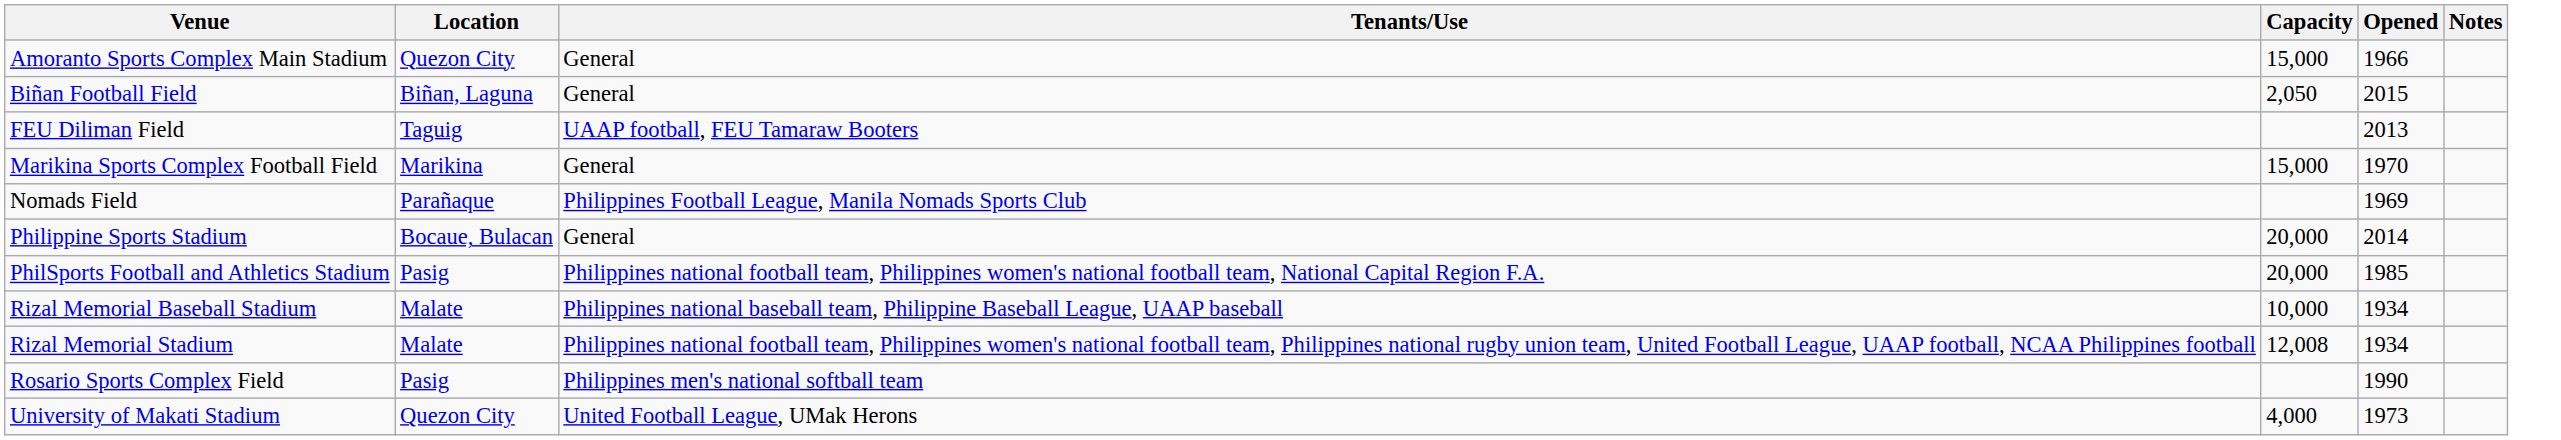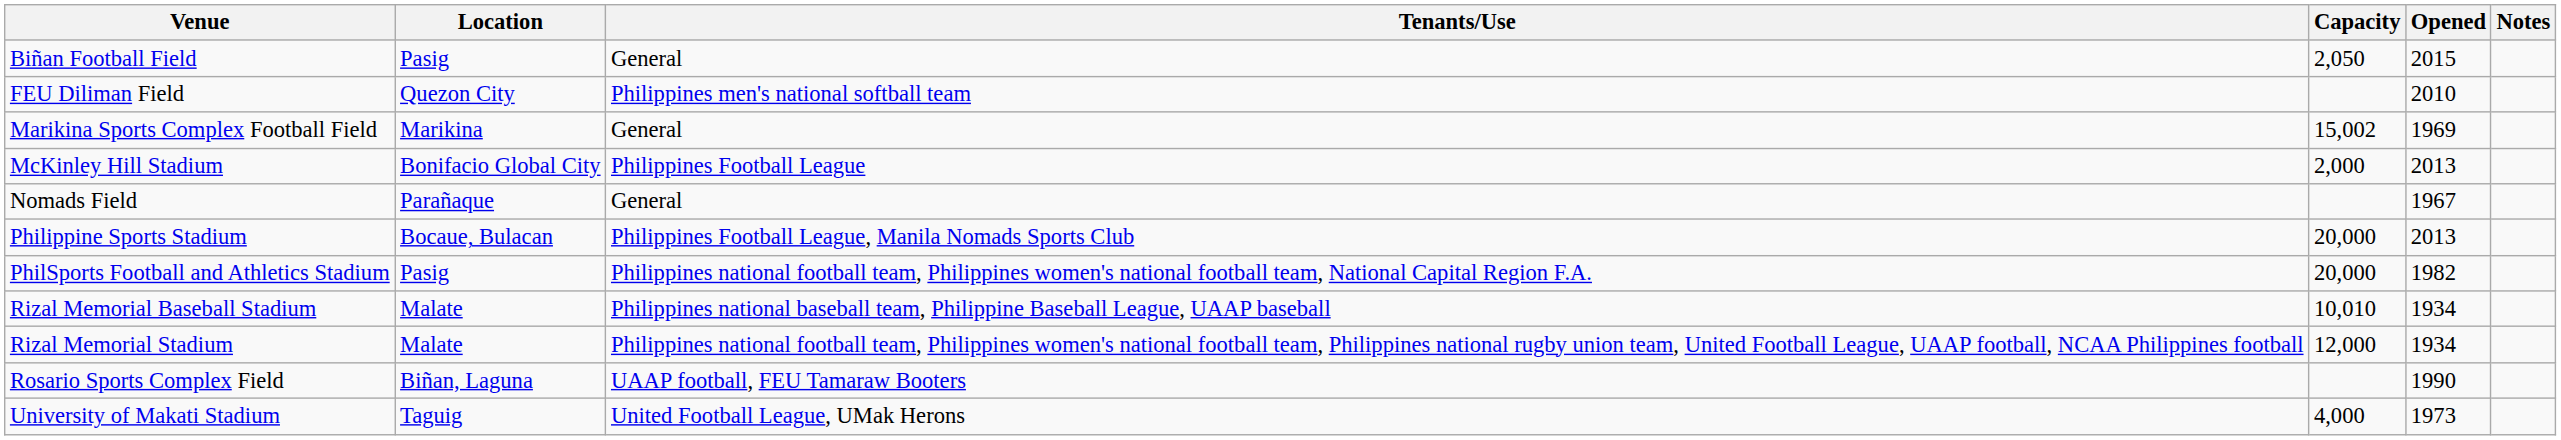- row: (199, 58)
(466, 93) Biñan, Laguna -> (425, 58) Pasig
(431, 129) Taguig -> (457, 93) Quezon City
(741, 129) UAAP football, FEU Tamaraw Booters -> (791, 93) Philippines men's national softball team
(2386, 129) 2013 -> (2433, 93) 2010
(2297, 165) 15,000 -> (2345, 129) 15,002
(2386, 165) 1970 -> (2433, 129) 1969
+ row: (116, 165)
(825, 201) Philippines Football League, Manila Nomads Sports Club -> (647, 201) General
(2386, 201) 1969 -> (2433, 201) 1967
(599, 237) General -> (873, 237) Philippines Football League, Manila Nomads Sports Club
(2386, 237) 2014 -> (2433, 237) 2013
(2386, 272) 1985 -> (2433, 272) 1982
(2297, 308) 10,000 -> (2345, 308) 10,010
(2297, 344) 12,008 -> (2345, 344) 12,000
(425, 380) Pasig -> (466, 380) Biñan, Laguna
(743, 380) Philippines men's national softball team -> (788, 380) UAAP football, FEU Tamaraw Booters
(457, 415) Quezon City -> (431, 415) Taguig
